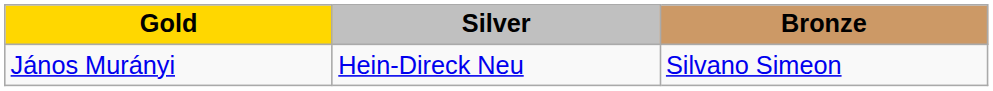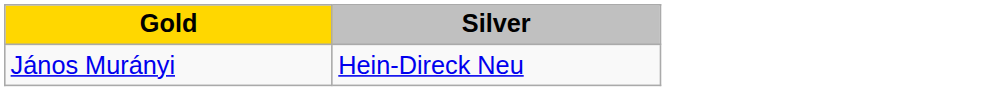- column: (824, 24)
